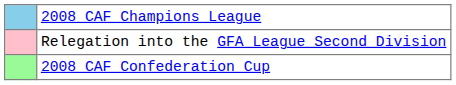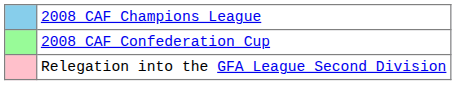rows swapped: (155, 67) <-> (244, 42)
